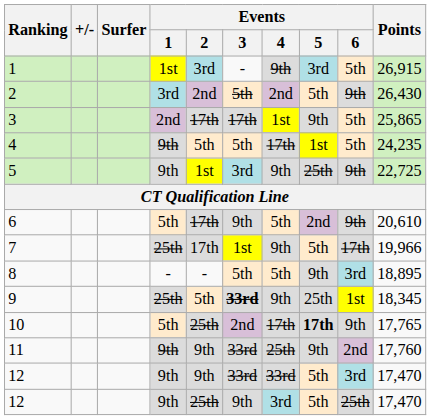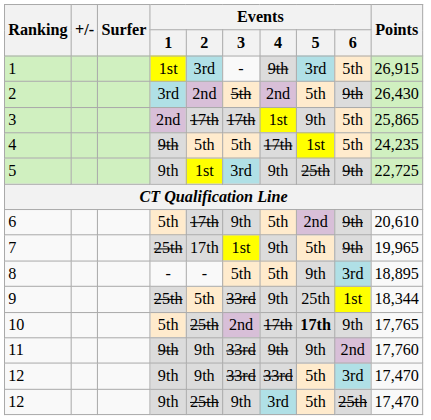(355, 247) 17th -> (353, 247) 9th
(399, 247) 19,966 -> (397, 247) 19,965
(242, 299) bold -> (241, 299) normal
(399, 299) 18,345 -> (397, 299) 18,344
(281, 350) 25th -> (278, 350) 9th
